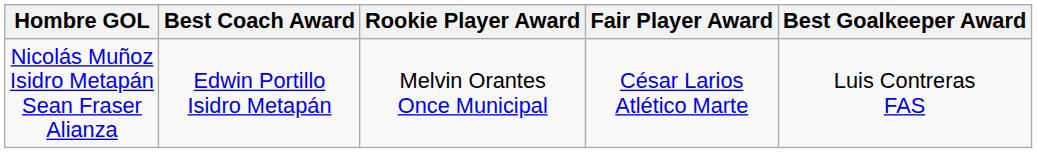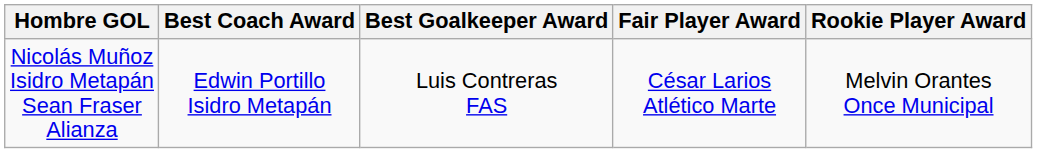columns swapped: (905, 21) <-> (473, 21)
